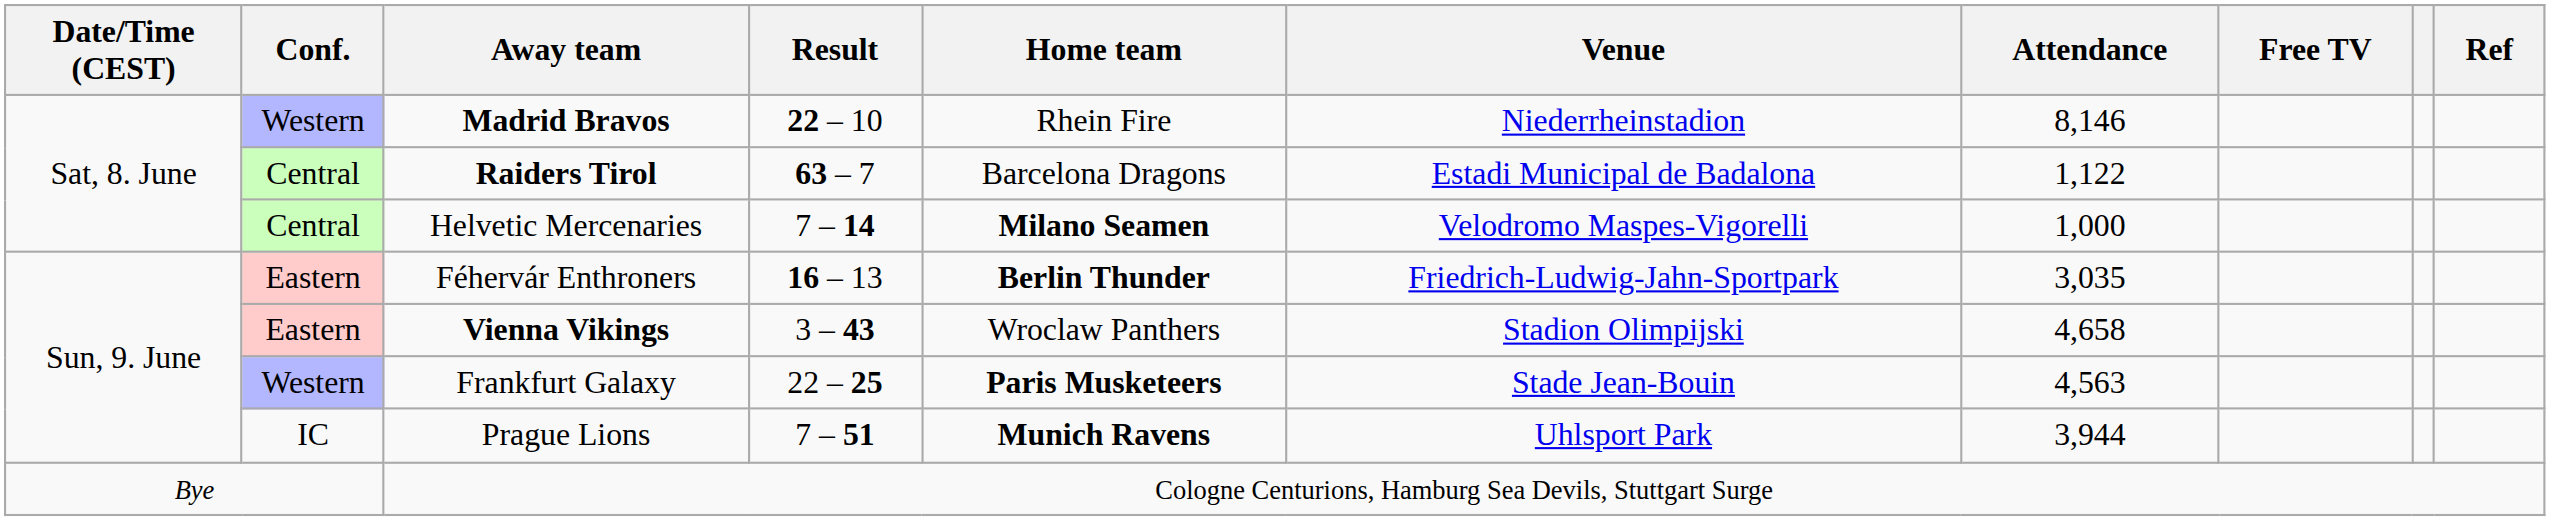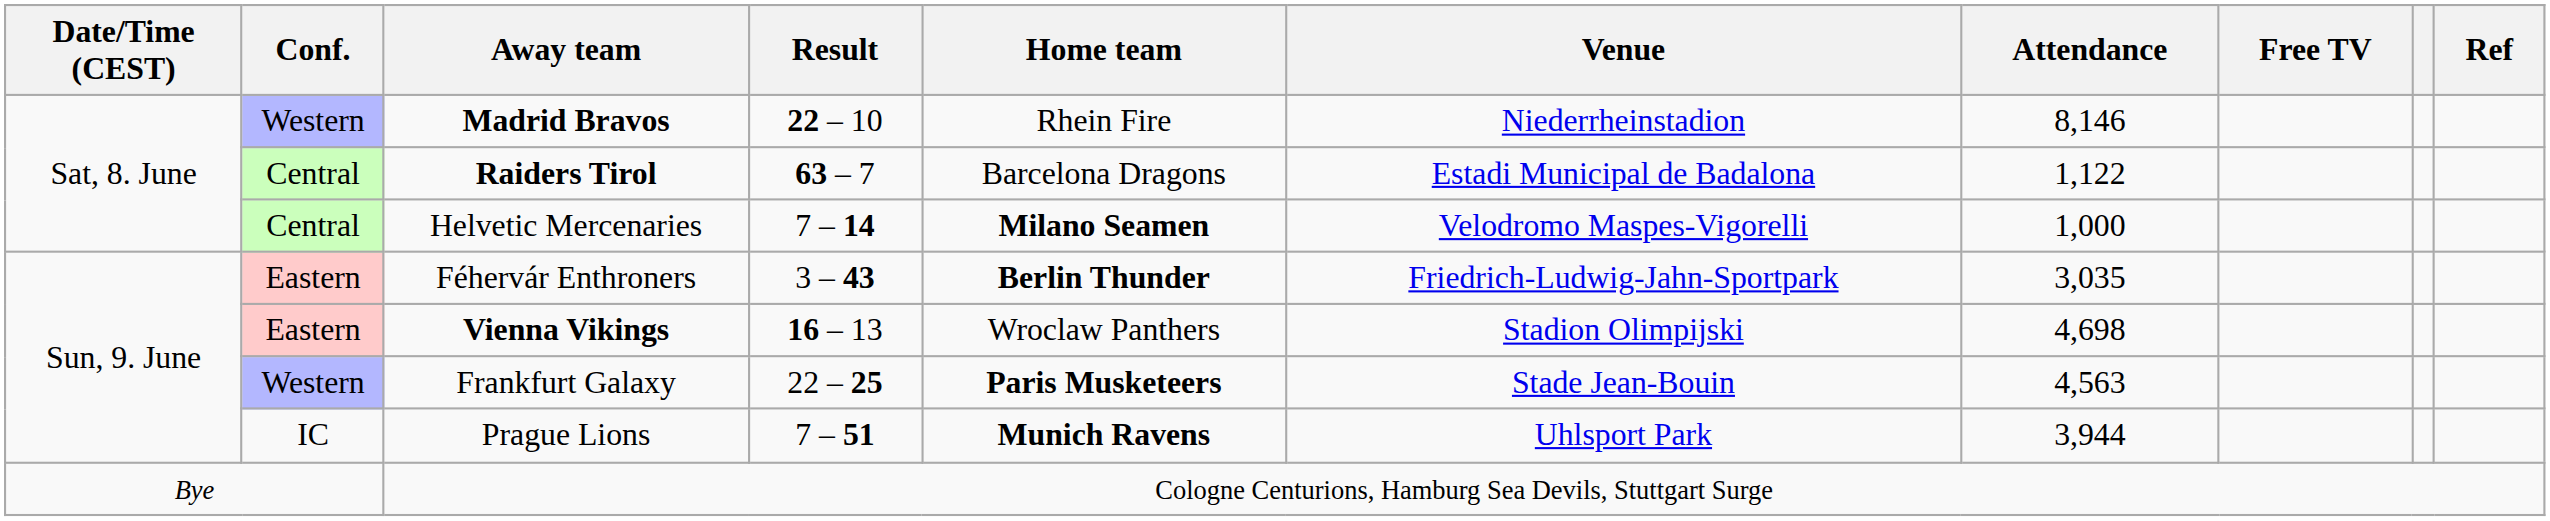(835, 278) 16 – 13 -> (835, 278) 3 – 43
(835, 330) 3 – 43 -> (835, 330) 16 – 13
(2090, 330) 4,658 -> (2090, 330) 4,698
